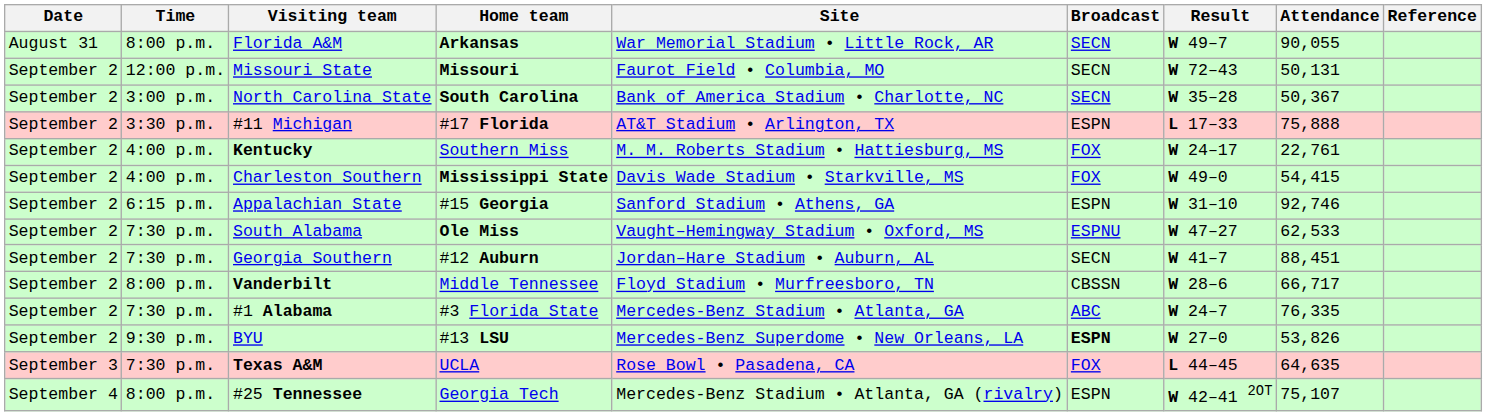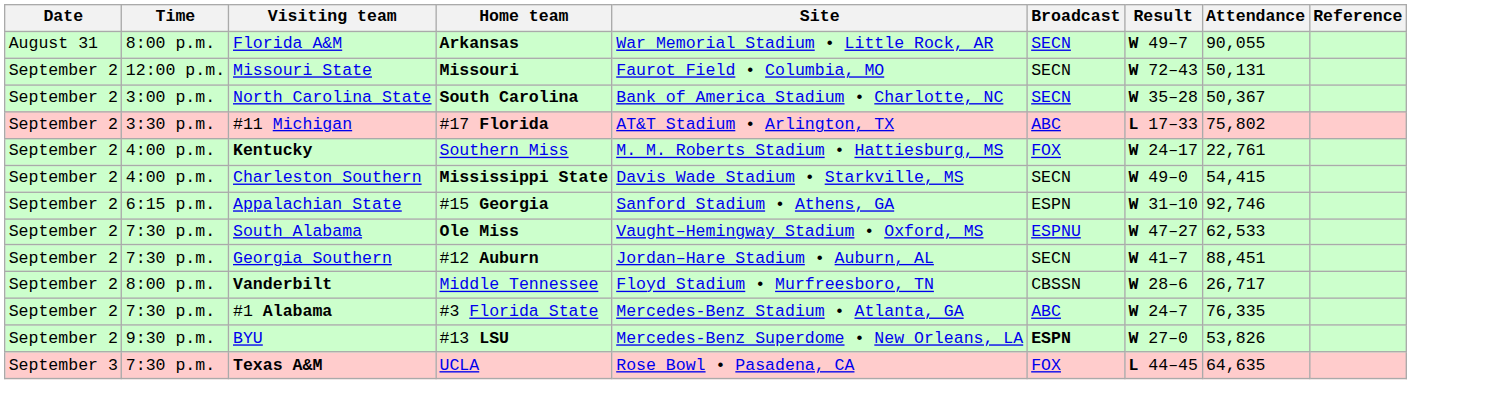(1091, 125) ESPN -> (1046, 125) ABC
(1310, 125) 75,888 -> (1236, 125) 75,802
(1086, 179) FOX -> (1051, 179) SECN
(1310, 286) 66,717 -> (1236, 286) 26,717
- row: (298, 395)
